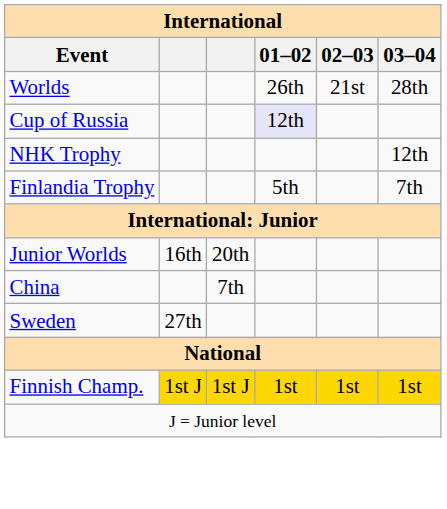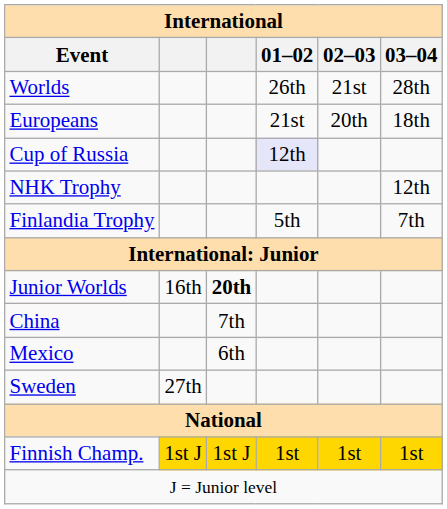+ row: (54, 120)
(231, 253) normal -> (231, 287) bold
+ row: (41, 353)
